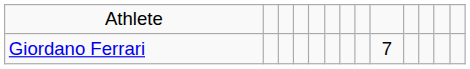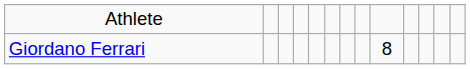(387, 48) 7 -> (387, 48) 8
